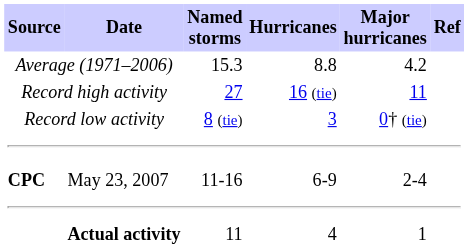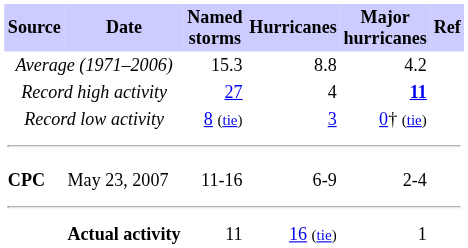(313, 92) 16 (tie) -> (332, 92) 4
(418, 92) normal -> (418, 92) bold
(332, 234) 4 -> (313, 234) 16 (tie)
